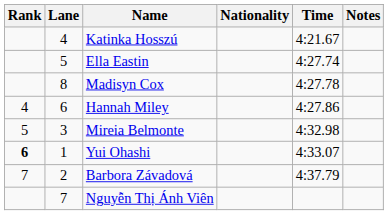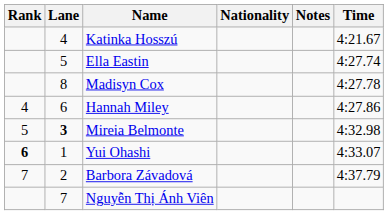columns swapped: (318, 15) <-> (363, 15)
(64, 130) normal -> (64, 130) bold
